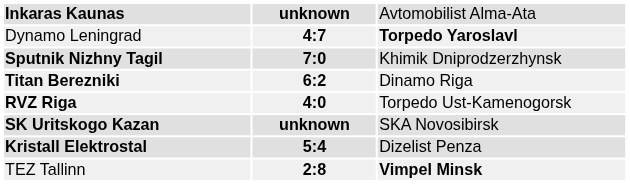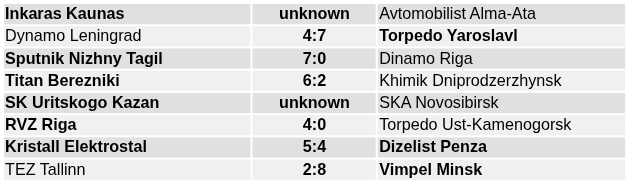(470, 58) Khimik Dniprodzerzhynsk -> (426, 58) Dinamo Riga
(426, 80) Dinamo Riga -> (470, 80) Khimik Dniprodzerzhynsk
rows swapped: (82, 125) <-> (41, 102)
(430, 147) normal -> (433, 147) bold
